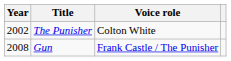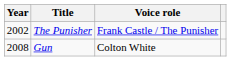(126, 30) Colton White -> (158, 30) Frank Castle / The Punisher
(158, 47) Frank Castle / The Punisher -> (126, 47) Colton White
